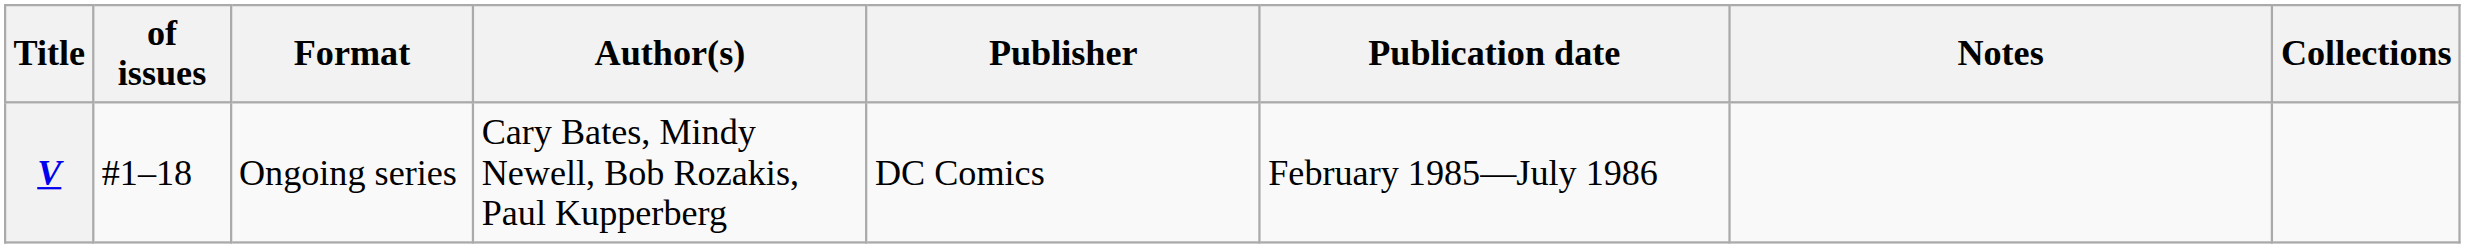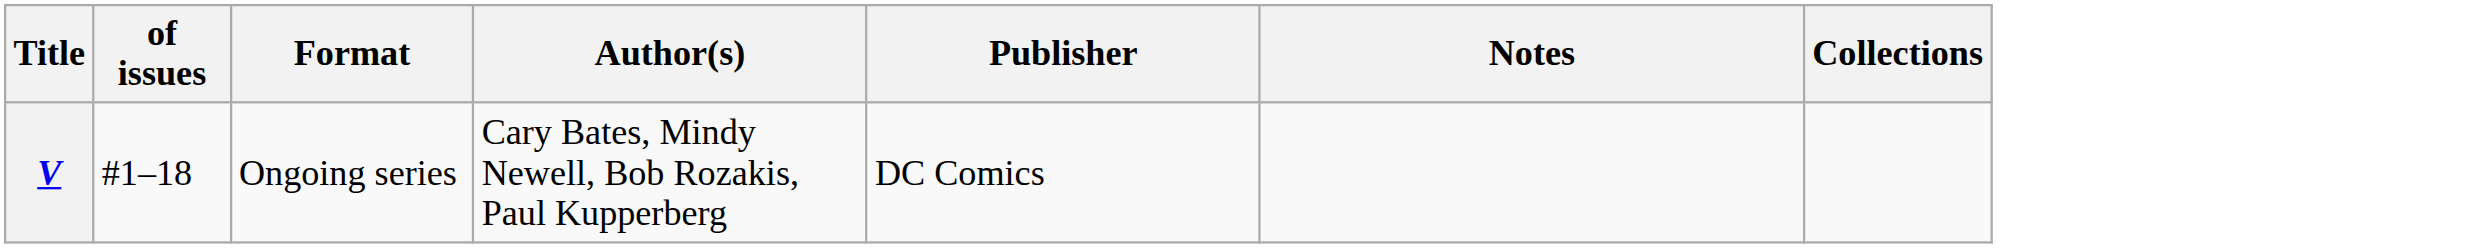- column: (1494, 53)
